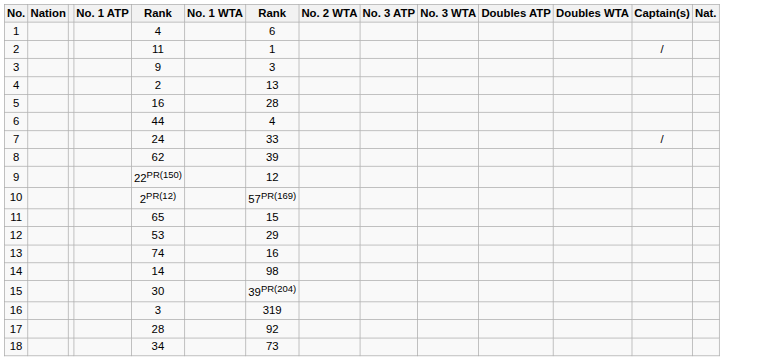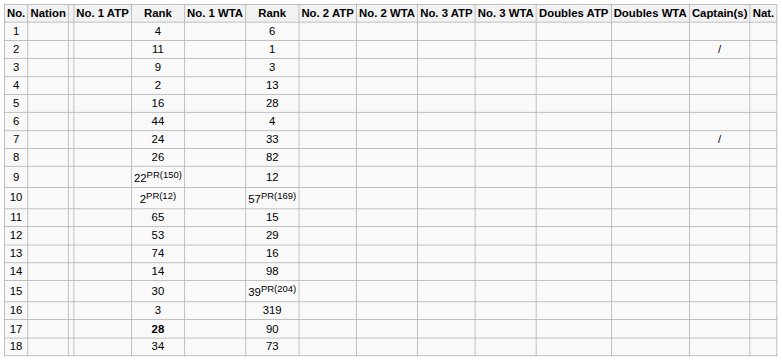+ column: (328, 13)
(158, 157) 62 -> (158, 157) 26
(272, 157) 39 -> (272, 157) 82
(158, 329) normal -> (158, 329) bold
(272, 329) 92 -> (272, 329) 90
